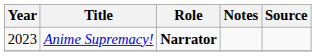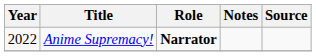(22, 39) 2023 -> (22, 39) 2022
